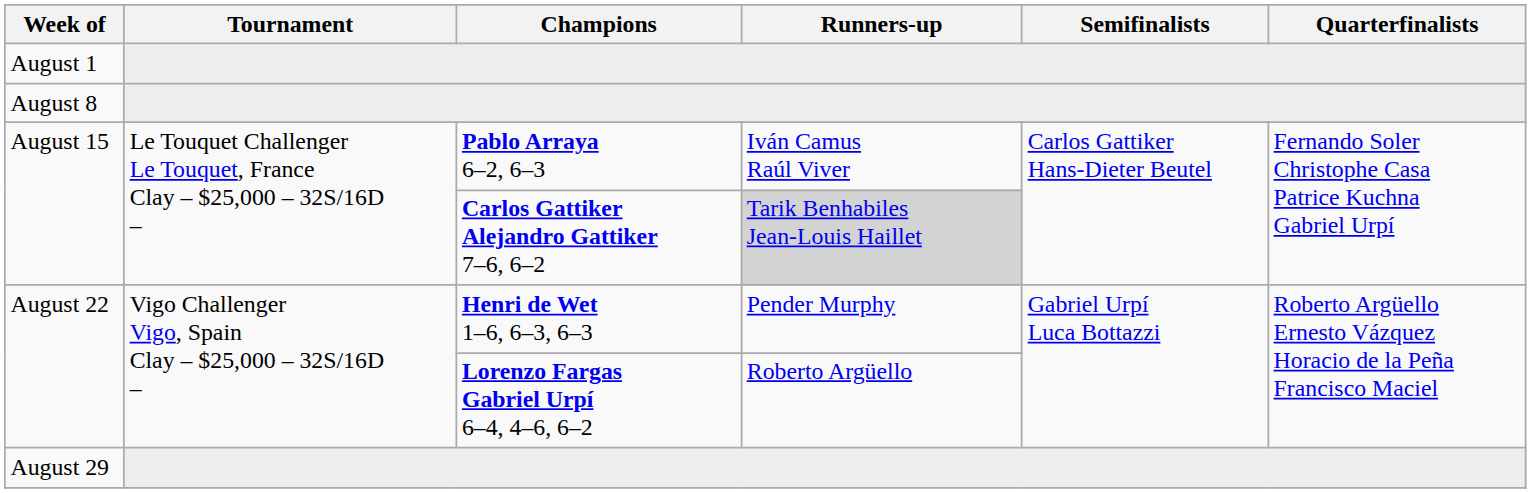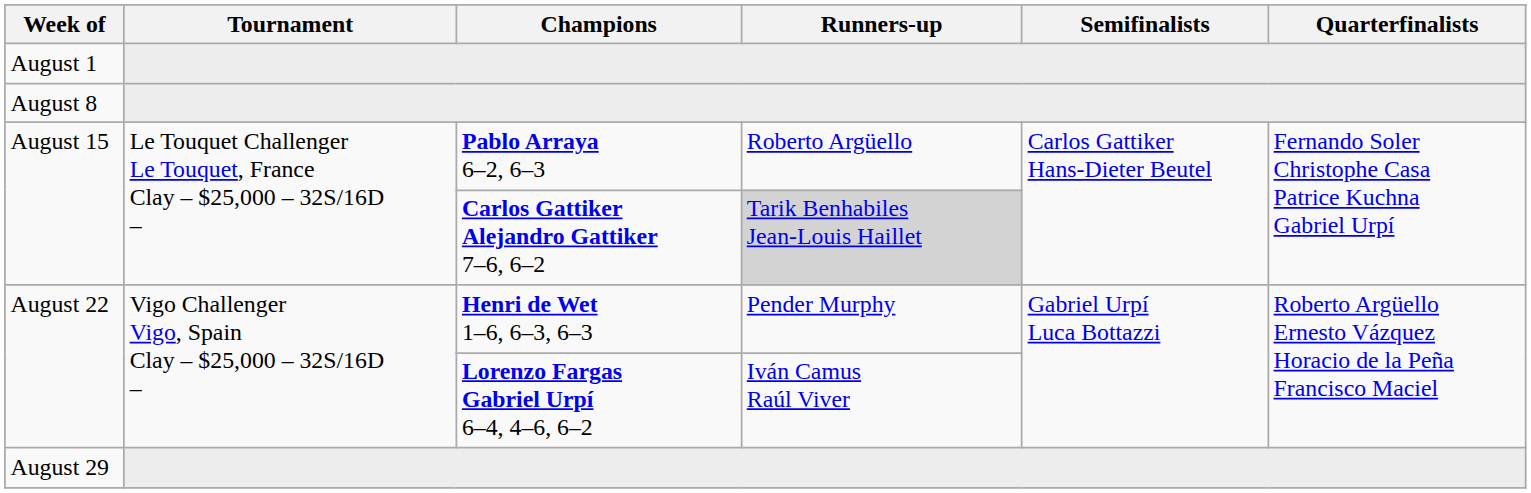(804, 155) Iván Camus Raúl Viver -> (829, 141) Roberto Argüello
(829, 371) Roberto Argüello -> (804, 385) Iván Camus Raúl Viver
